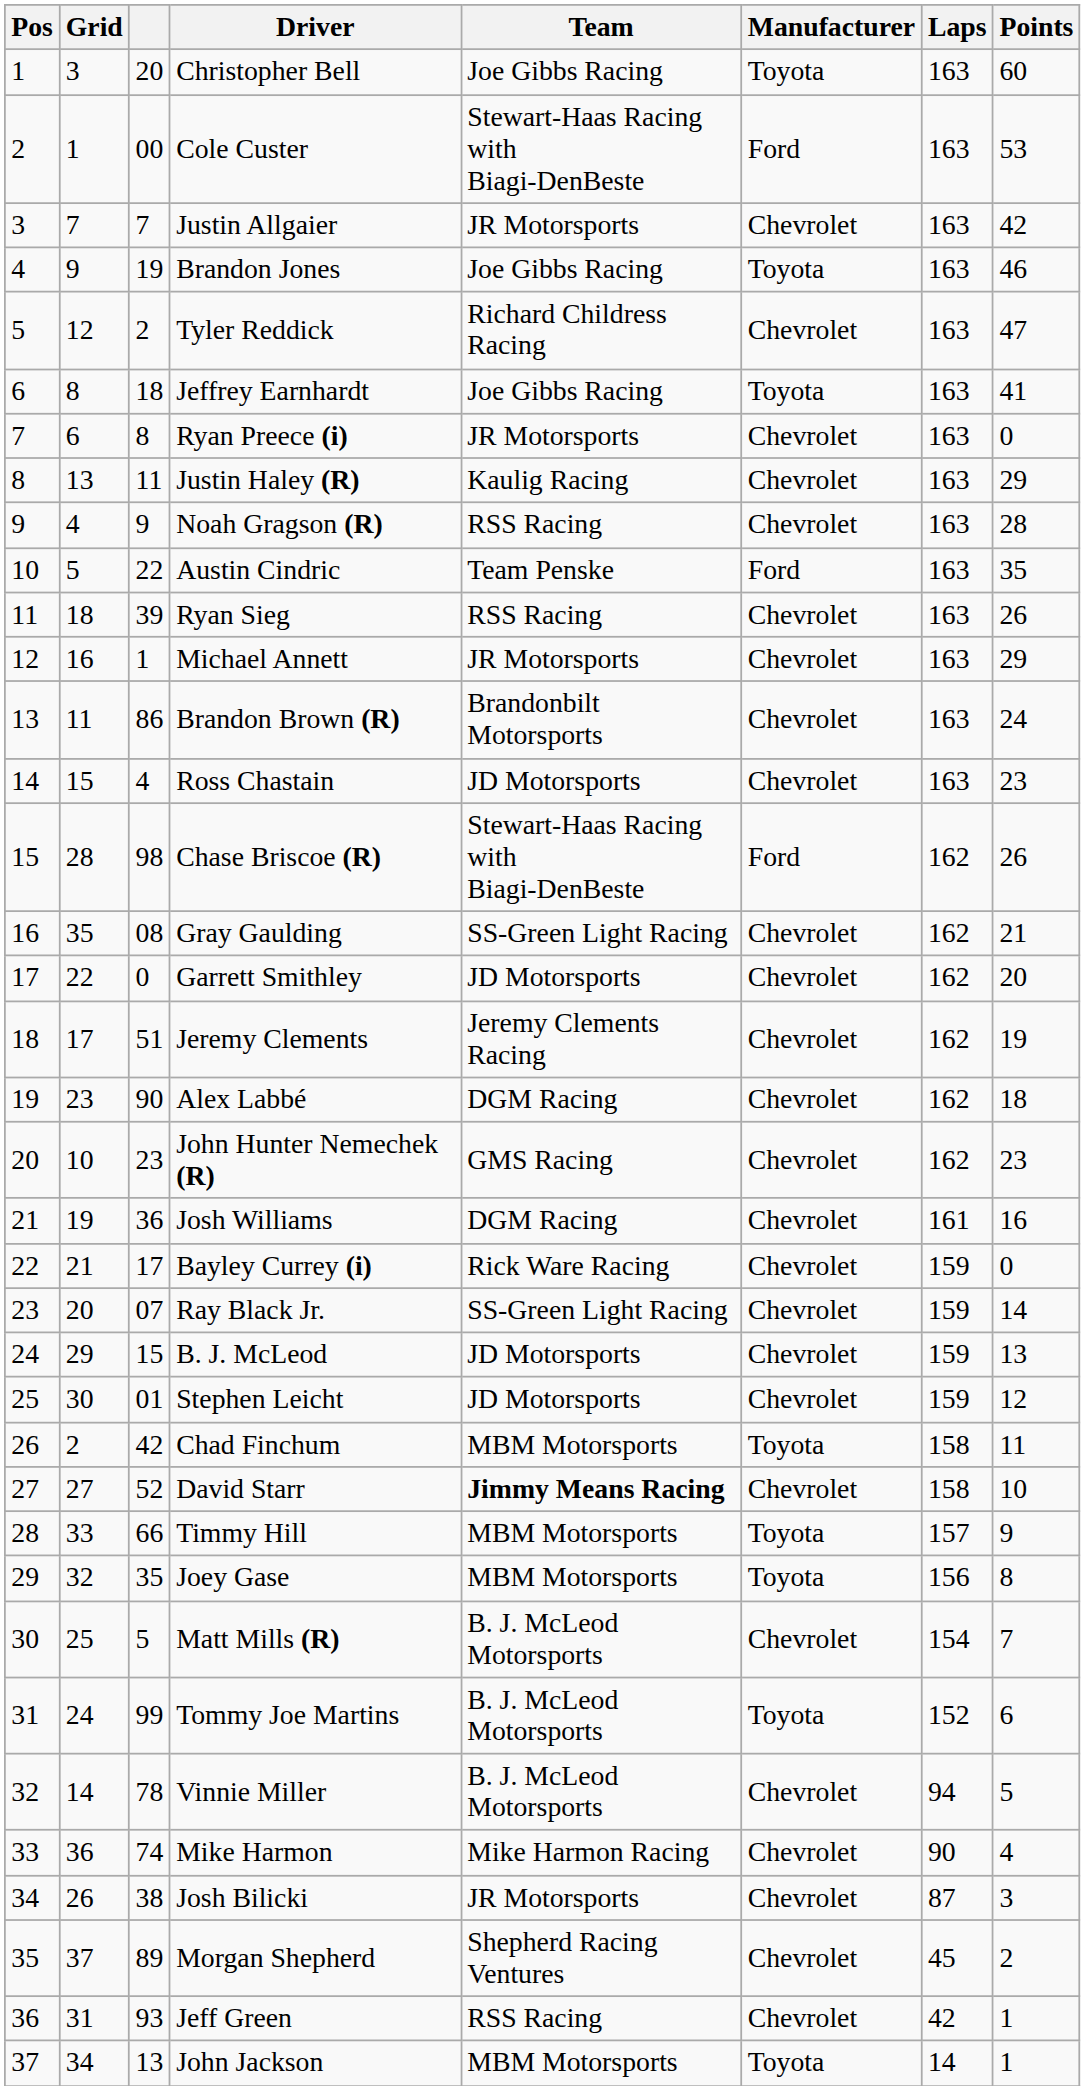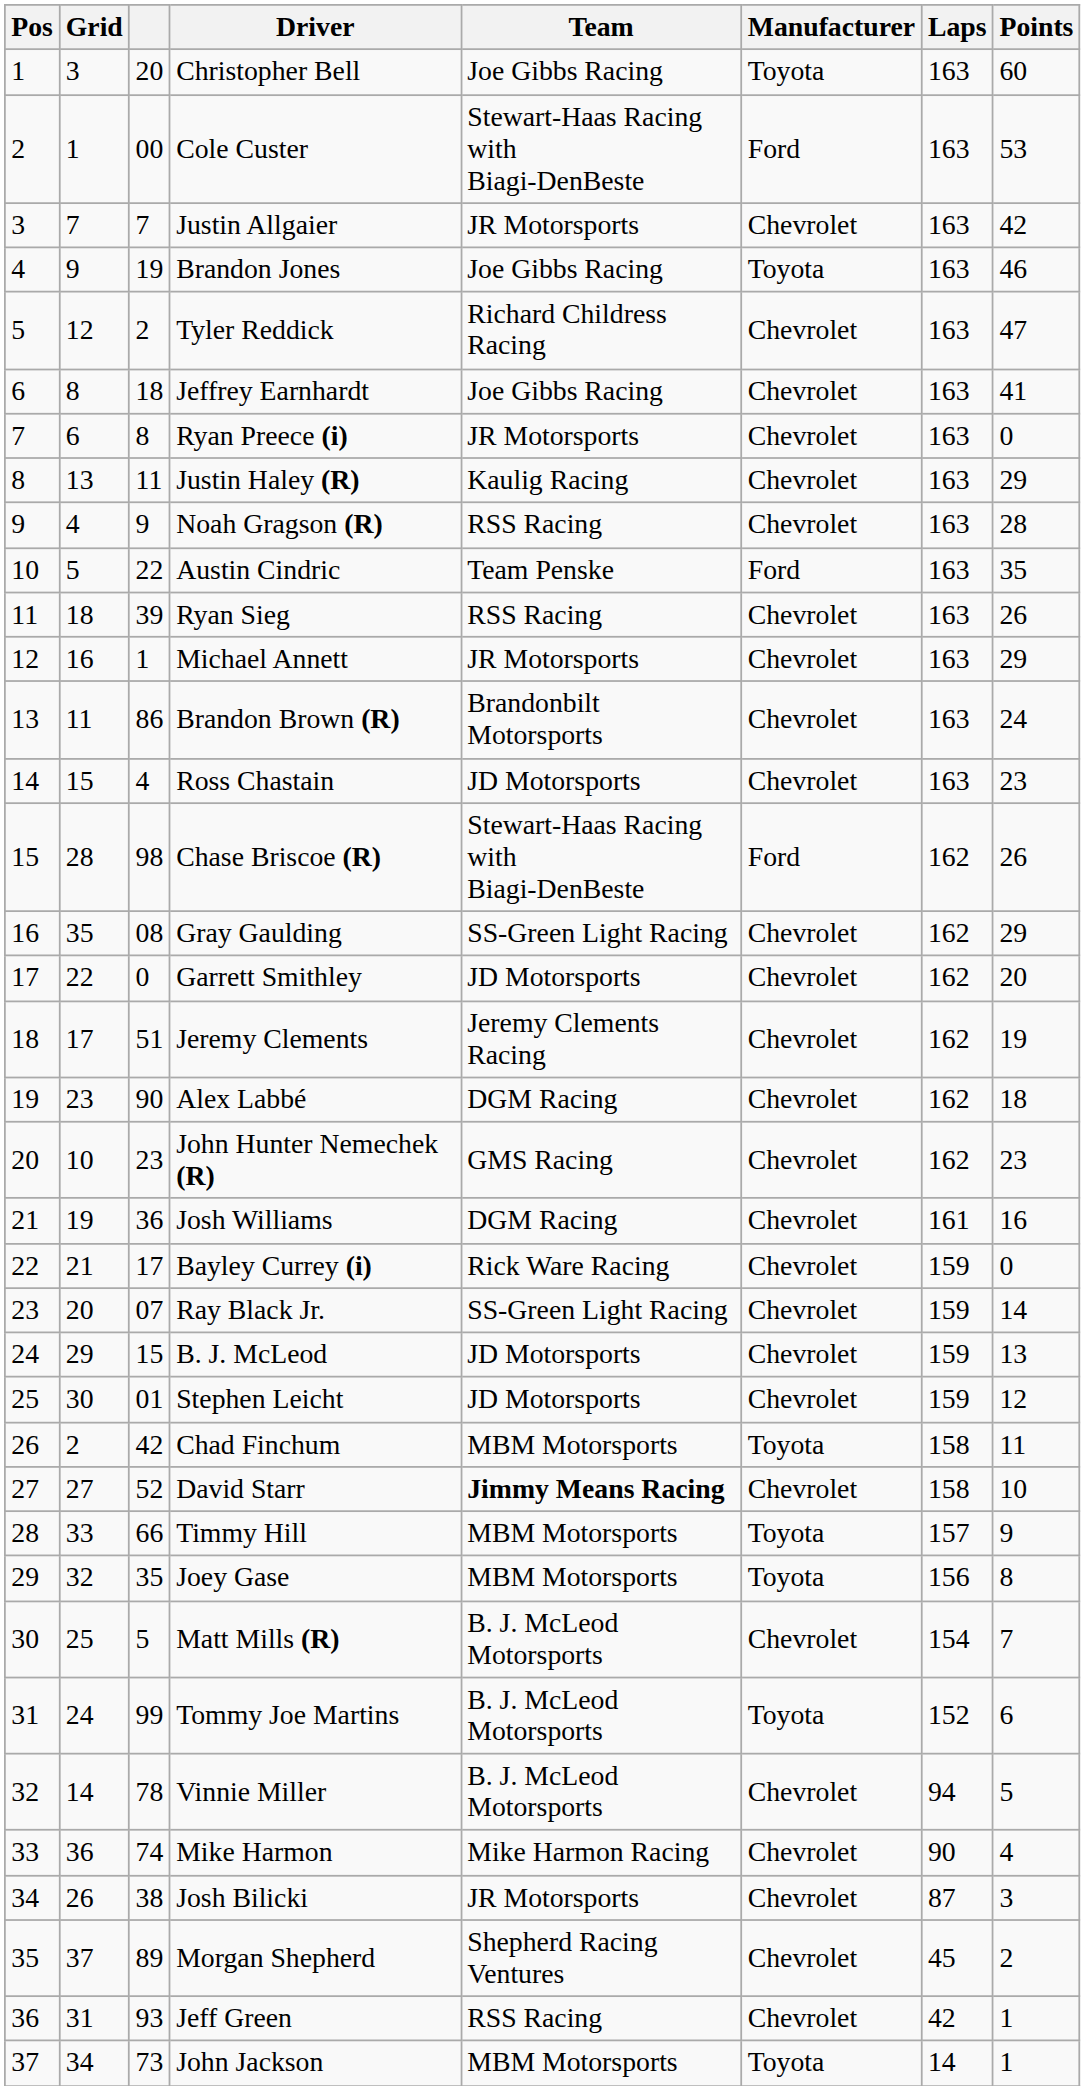(786, 390) Toyota -> (802, 390) Chevrolet
(1013, 932) 21 -> (1013, 932) 29
(149, 2062) 13 -> (149, 2062) 73
